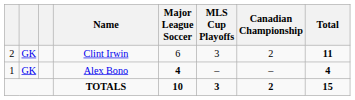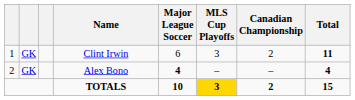(12, 53) 2 -> (12, 53) 1
(12, 70) 1 -> (12, 70) 2
(217, 87) no background -> (217, 87) gold background
